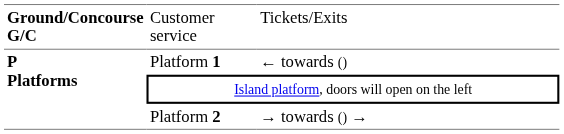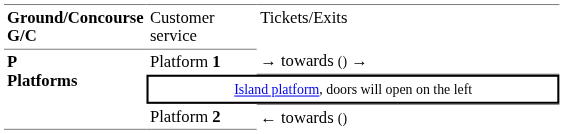(304, 62) ← towards () -> (314, 61) → towards () →
(314, 116) → towards () → -> (304, 117) ← towards ()
